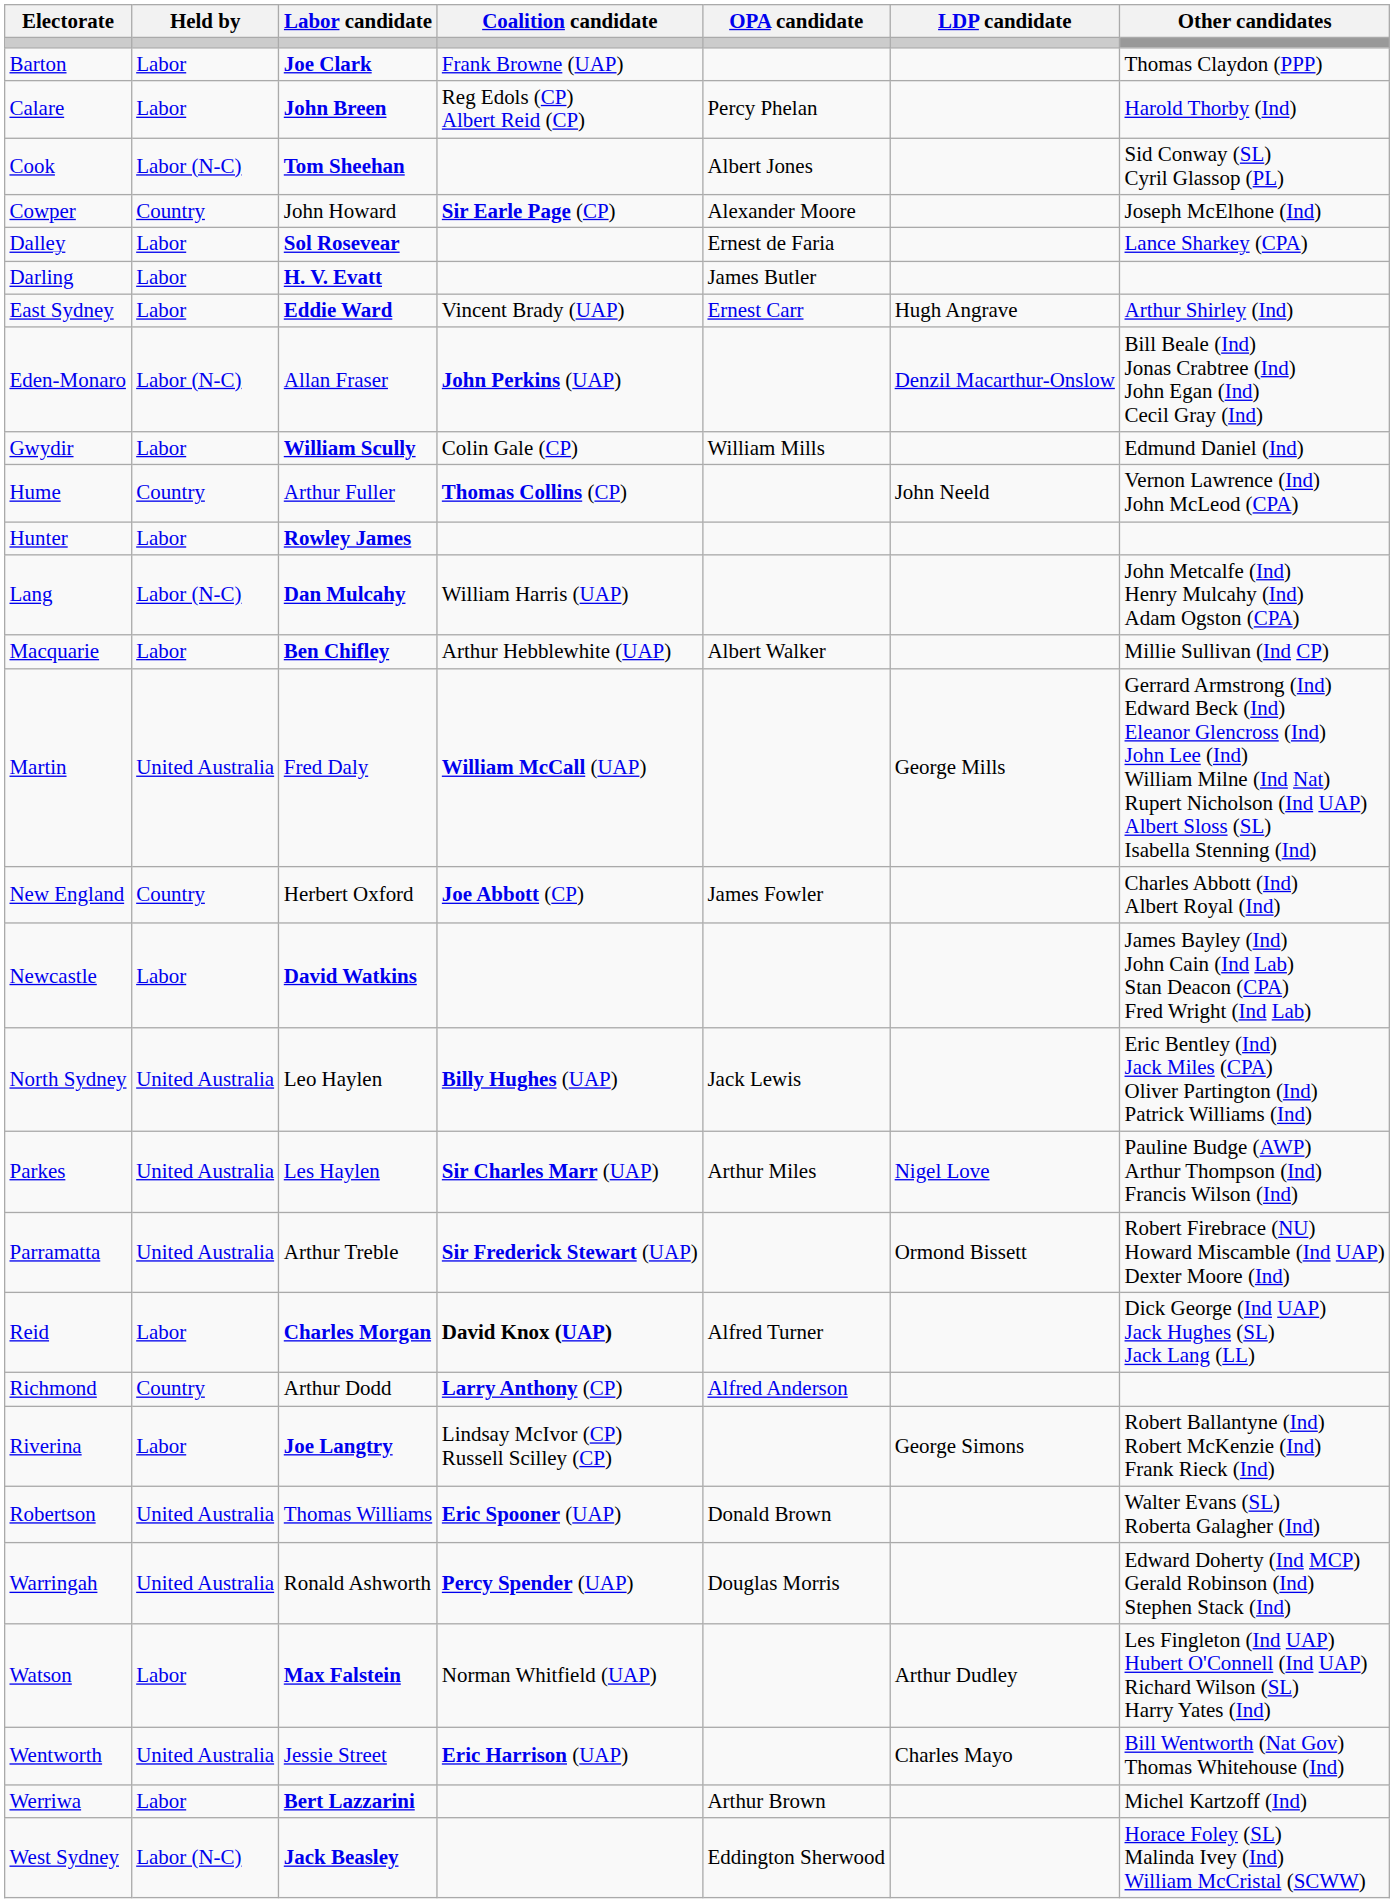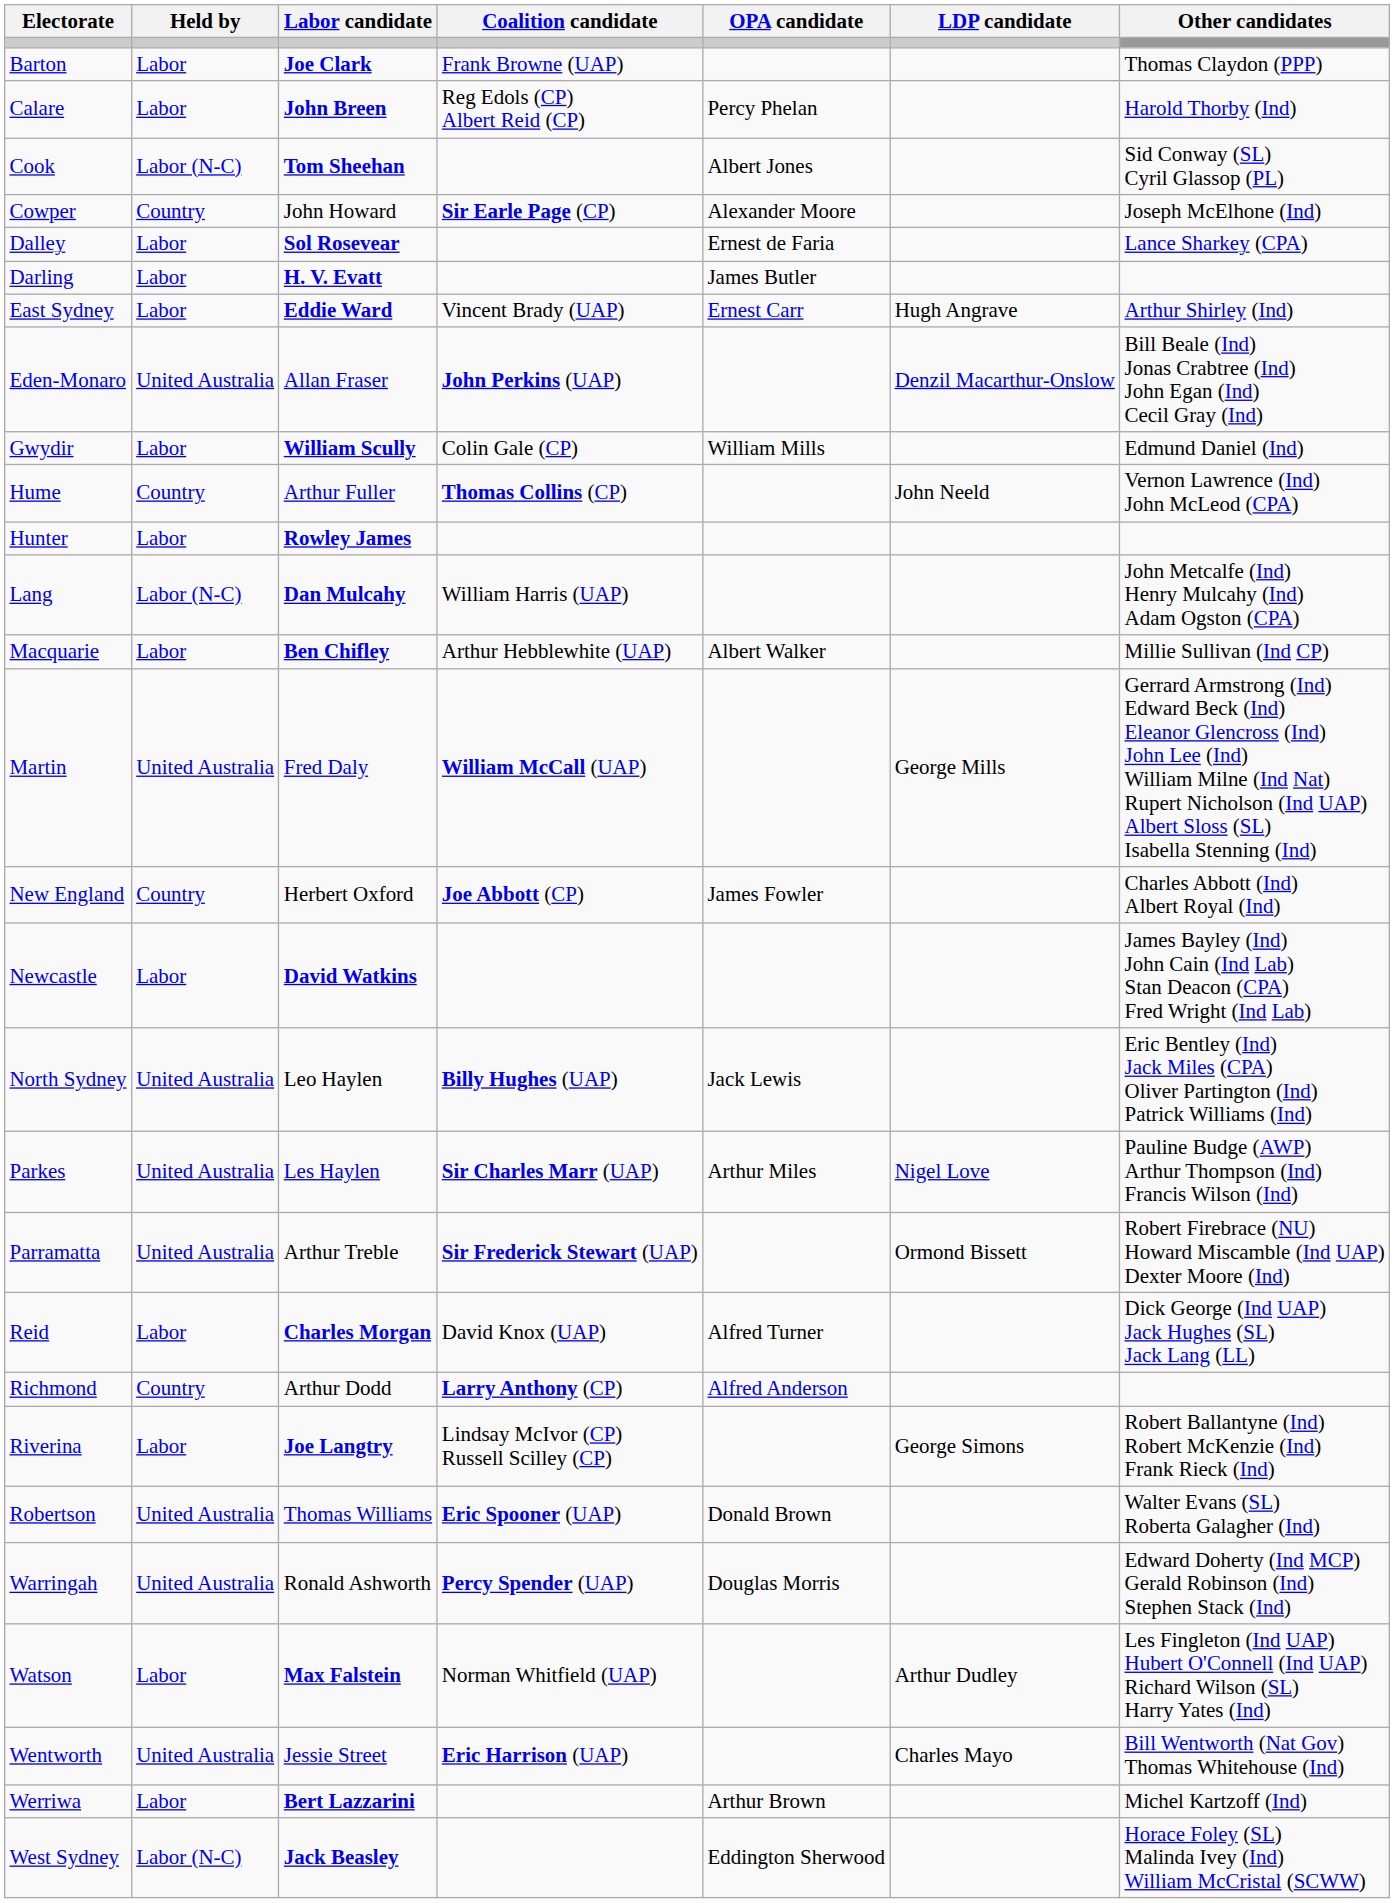(189, 379) Labor (N-C) -> (205, 379) United Australia
(527, 1332) bold -> (524, 1332) normal
